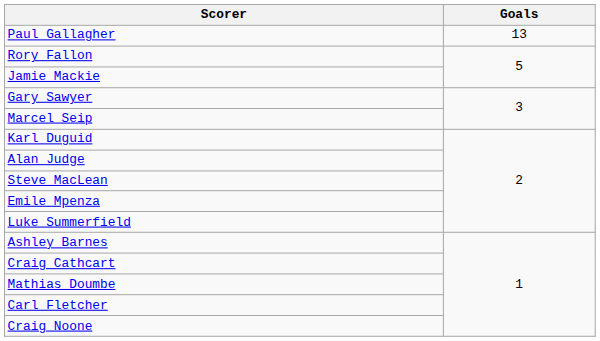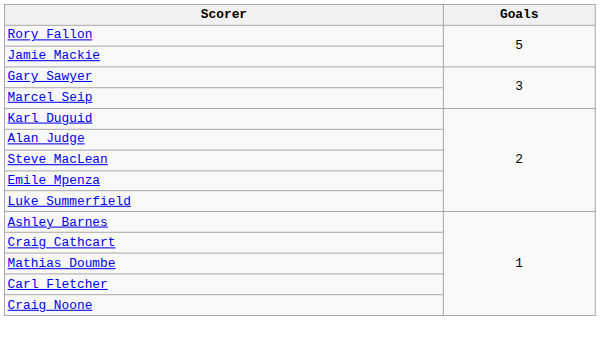- row: (62, 36)
